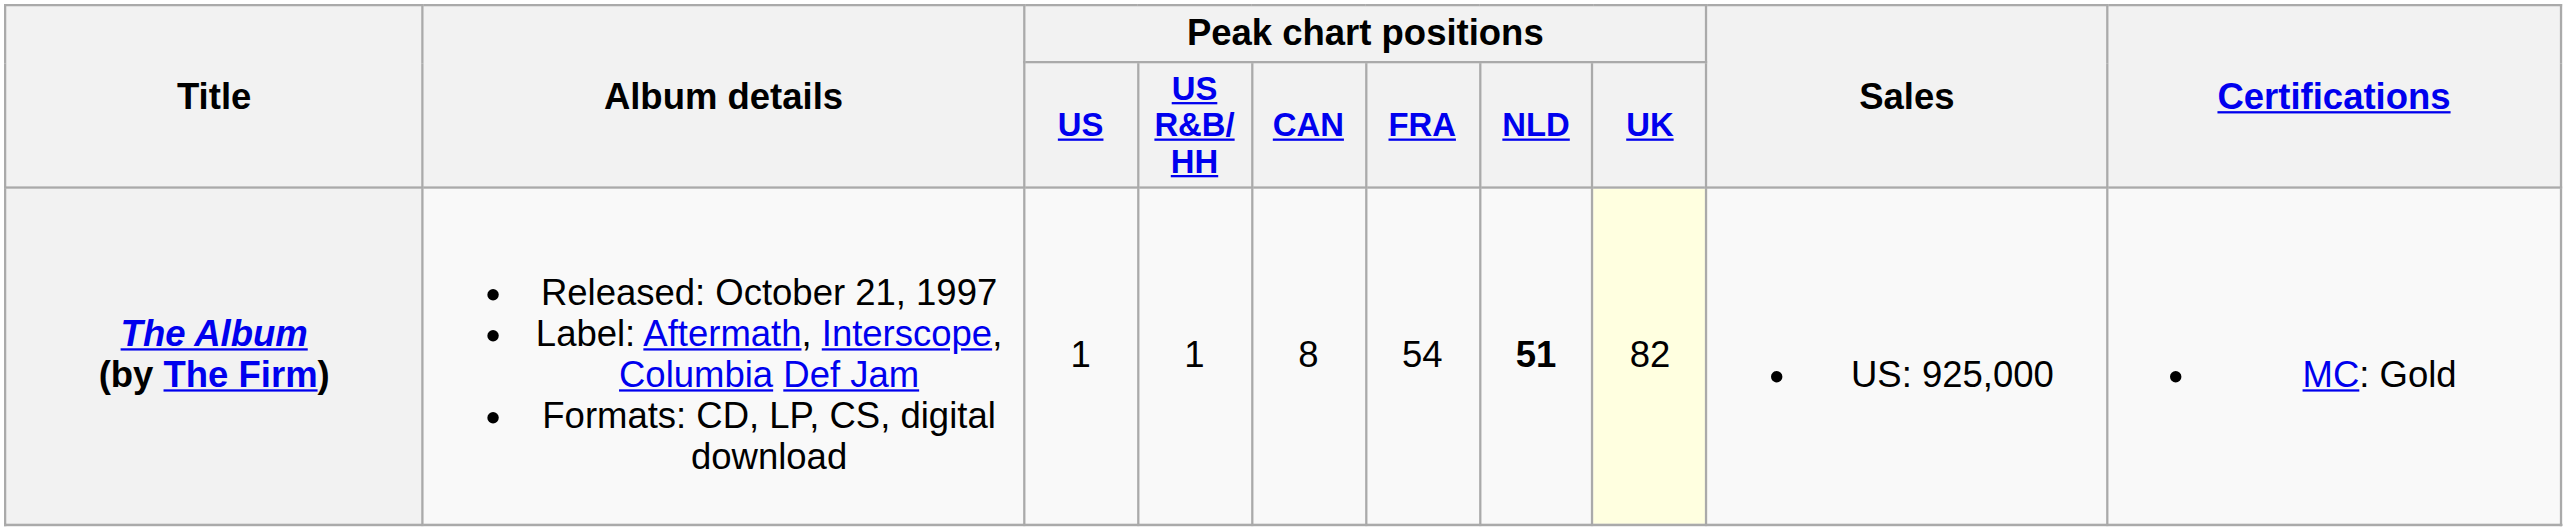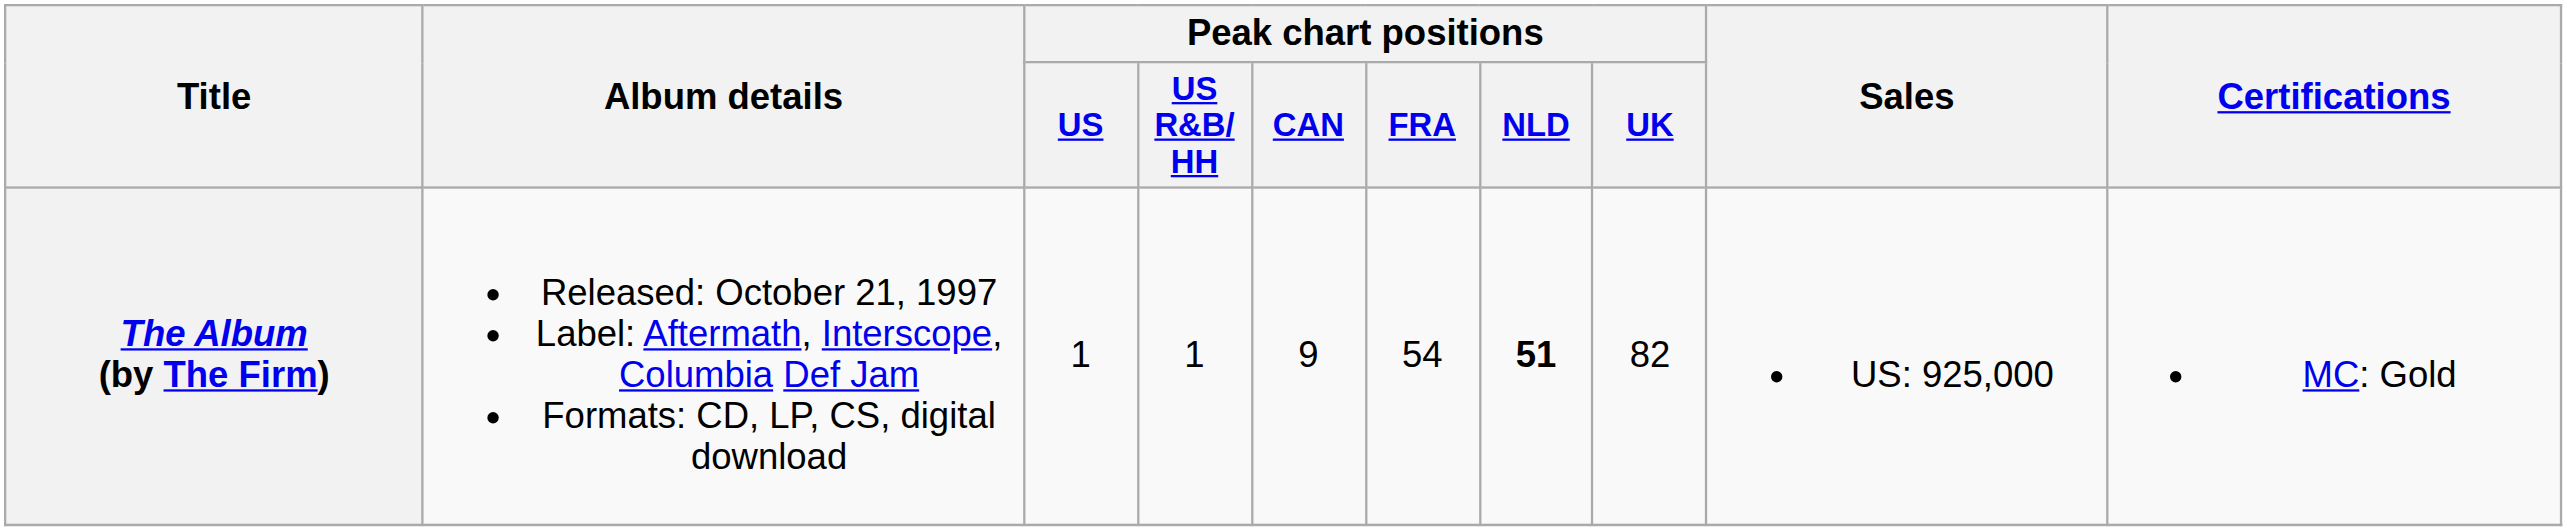(1308, 355) 8 -> (1308, 355) 9
(1650, 355) lightyellow background -> (1650, 355) no background
